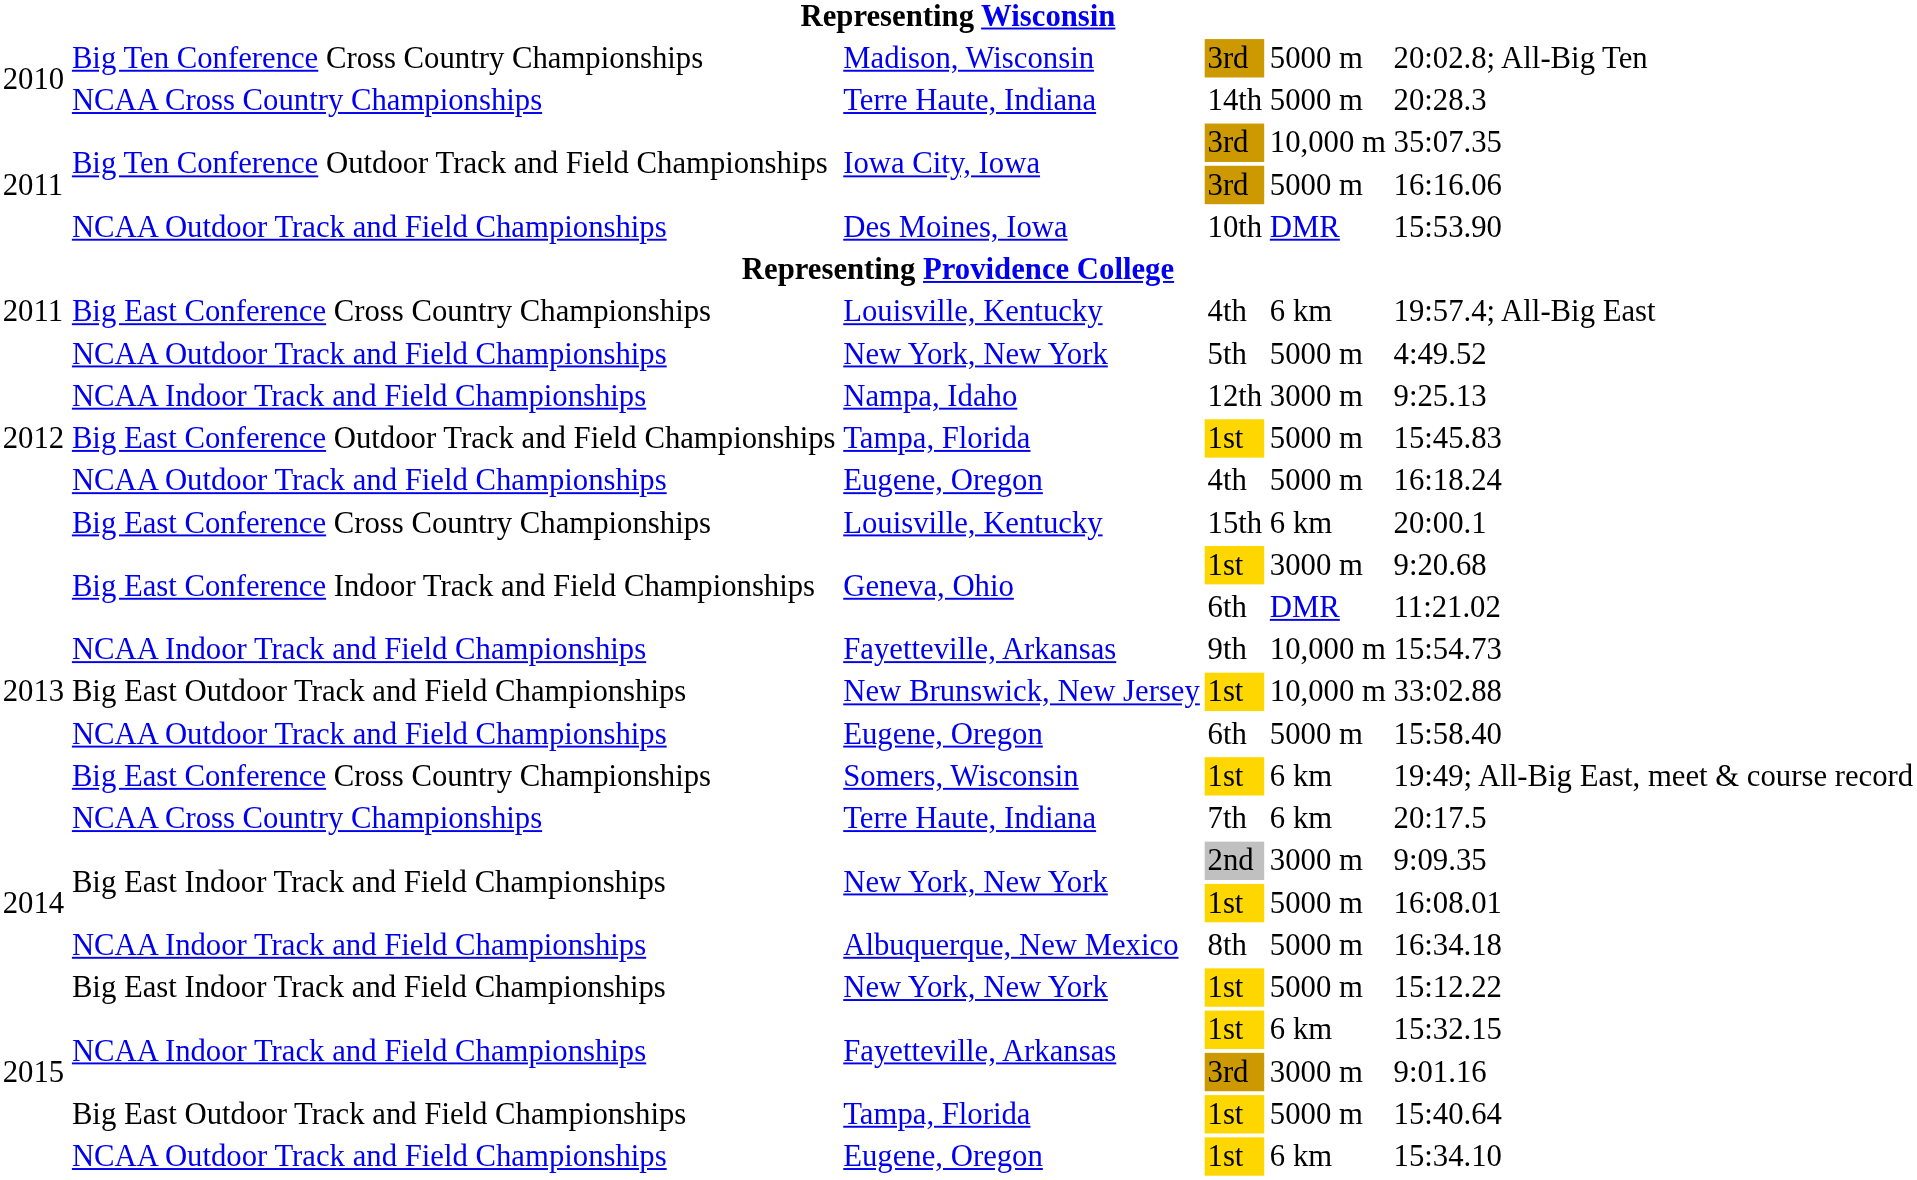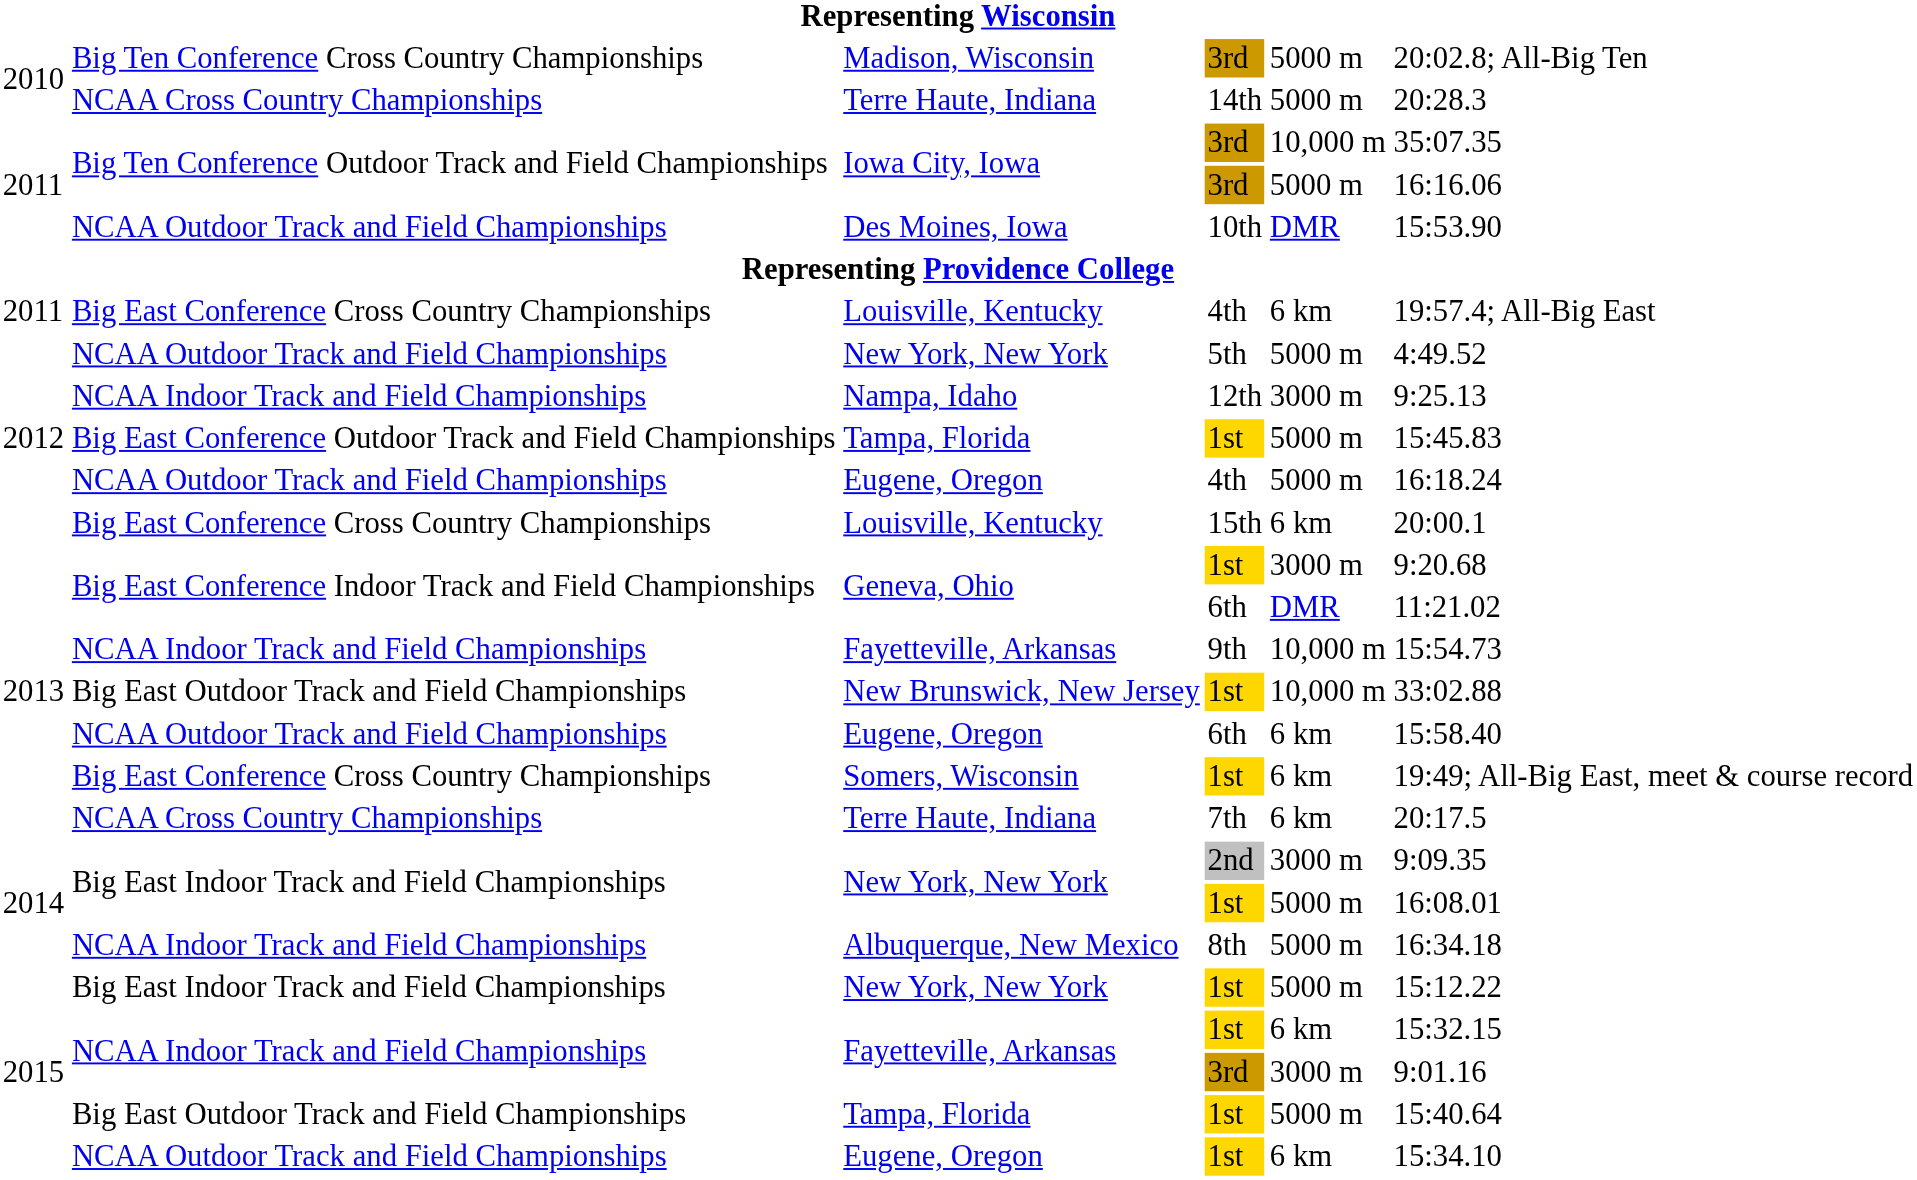(1316, 733) 5000 m -> (1301, 733) 6 km
